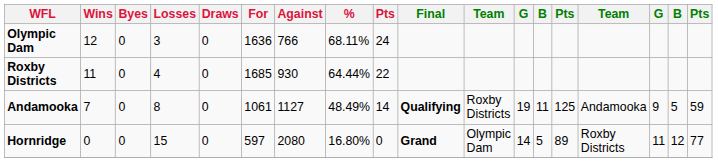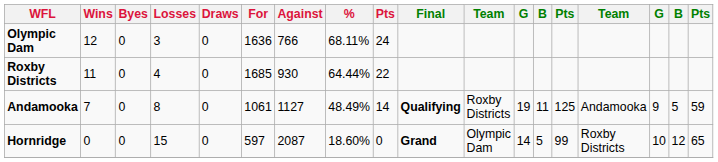(291, 140) 2080 -> (291, 140) 2087
(349, 140) 16.80% -> (349, 140) 18.60%
(561, 140) 89 -> (561, 140) 99
(659, 140) 11 -> (659, 140) 10
(697, 140) 77 -> (698, 140) 65
